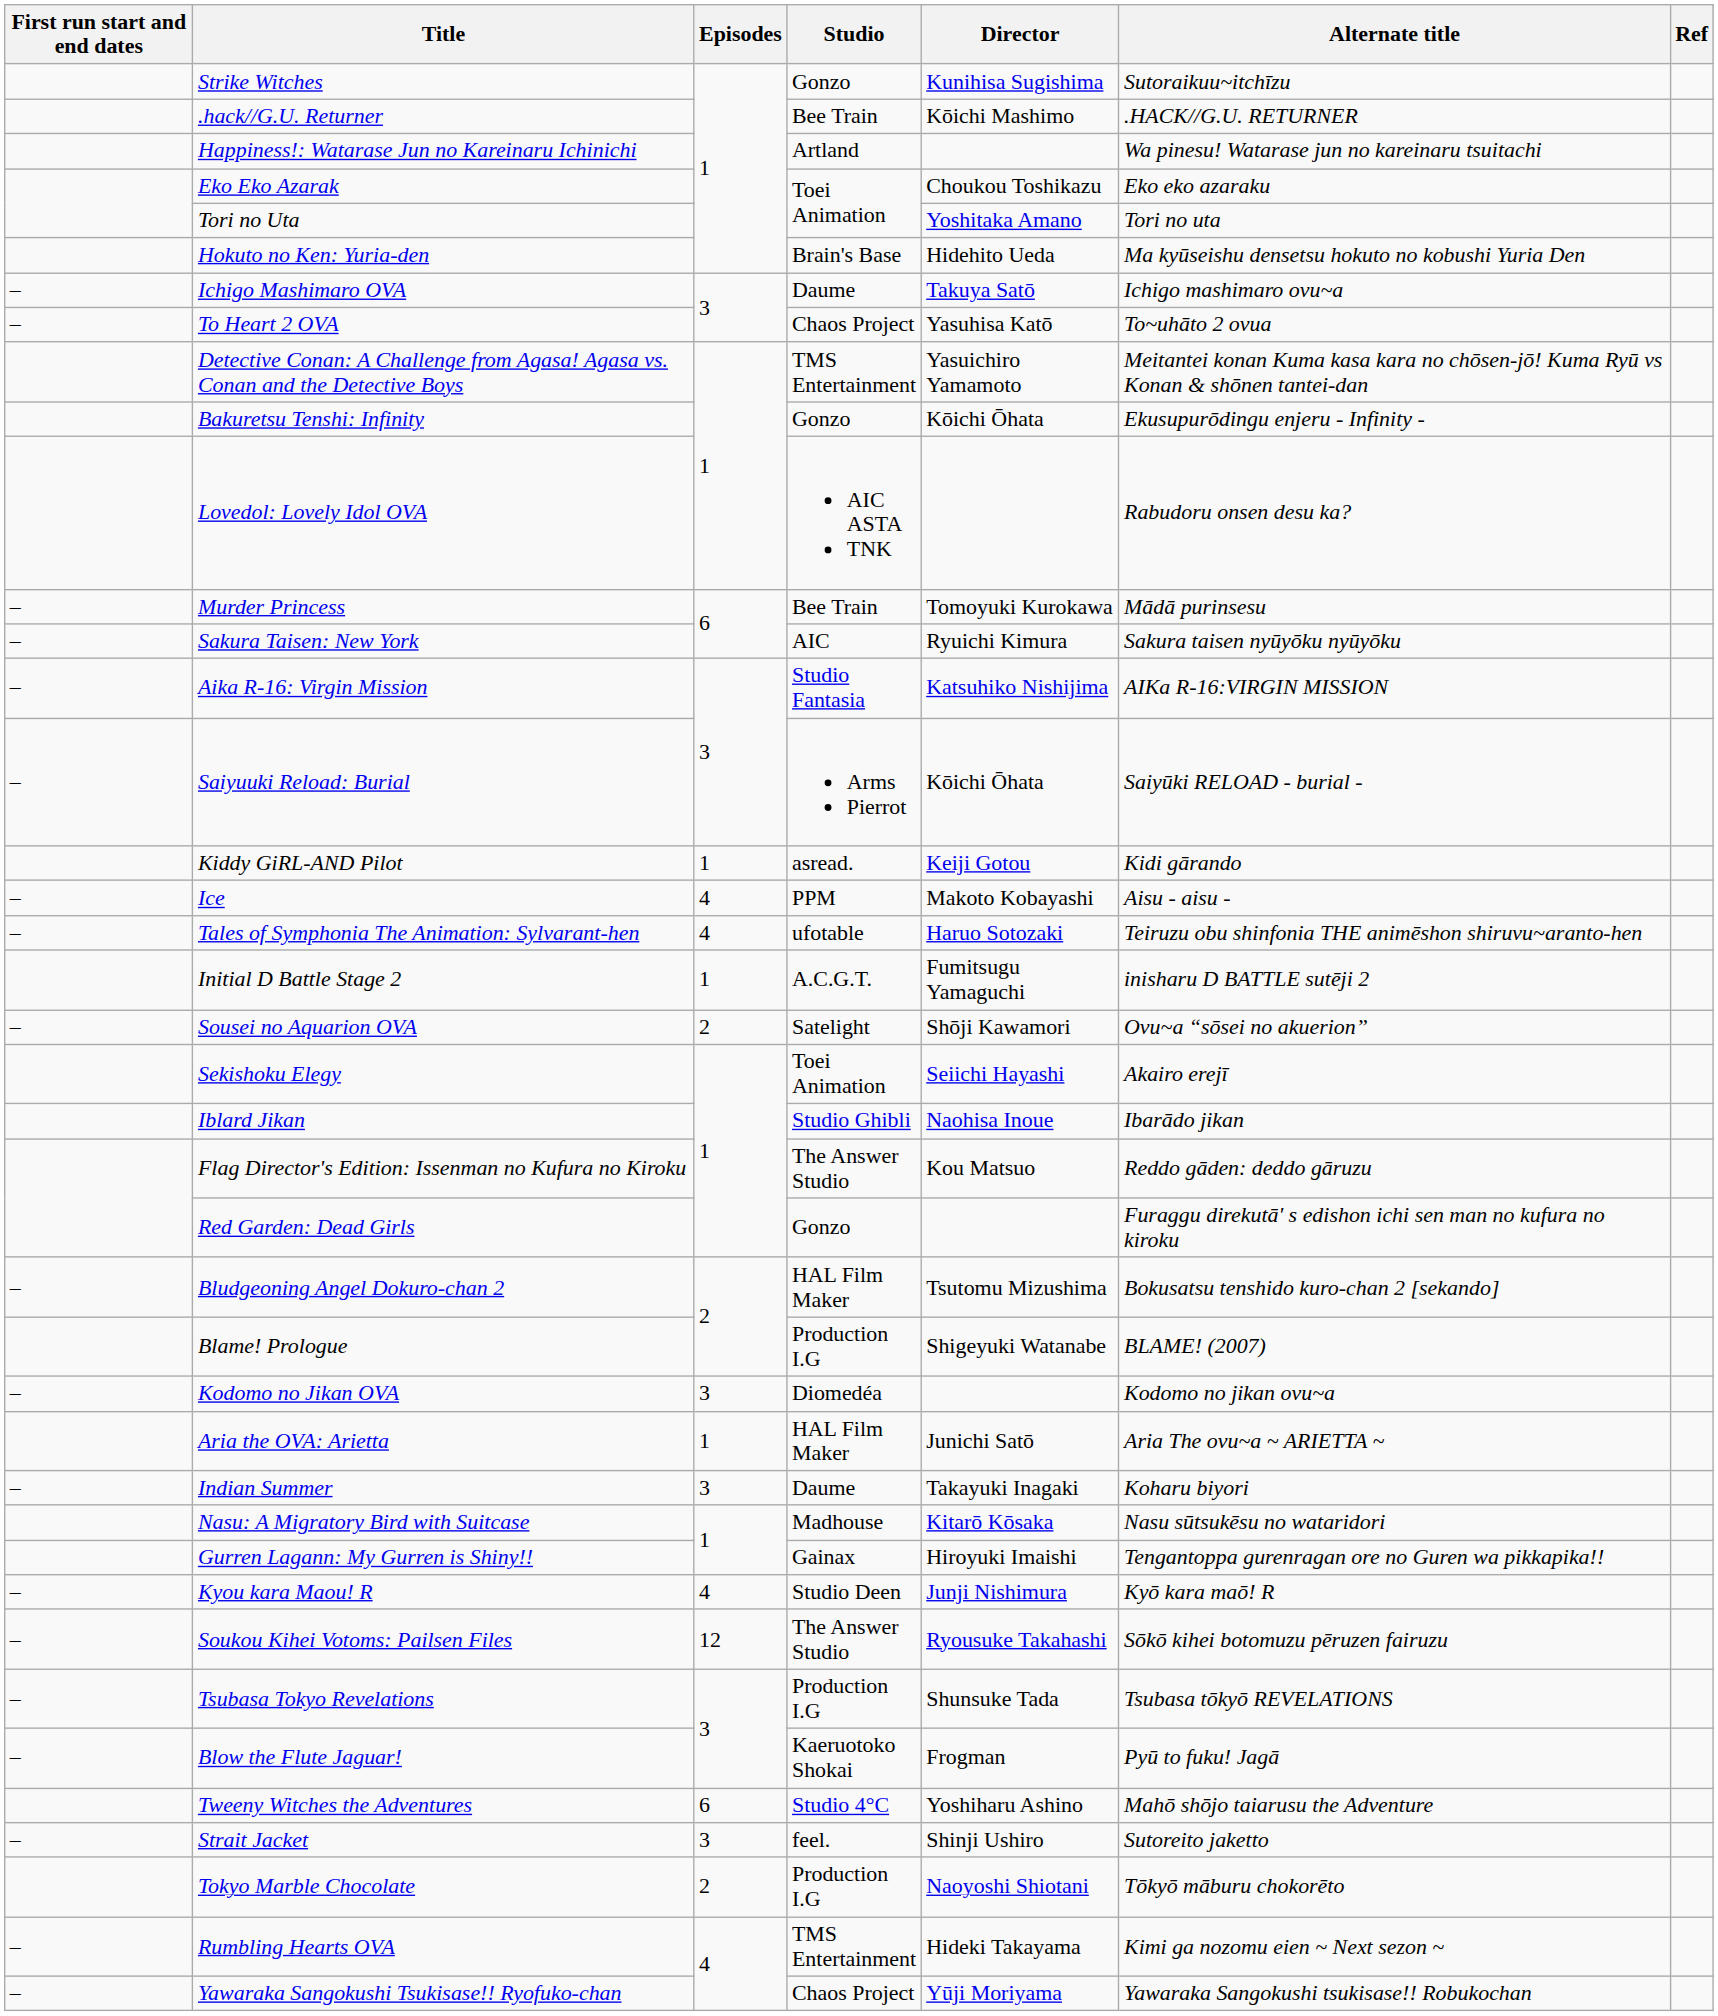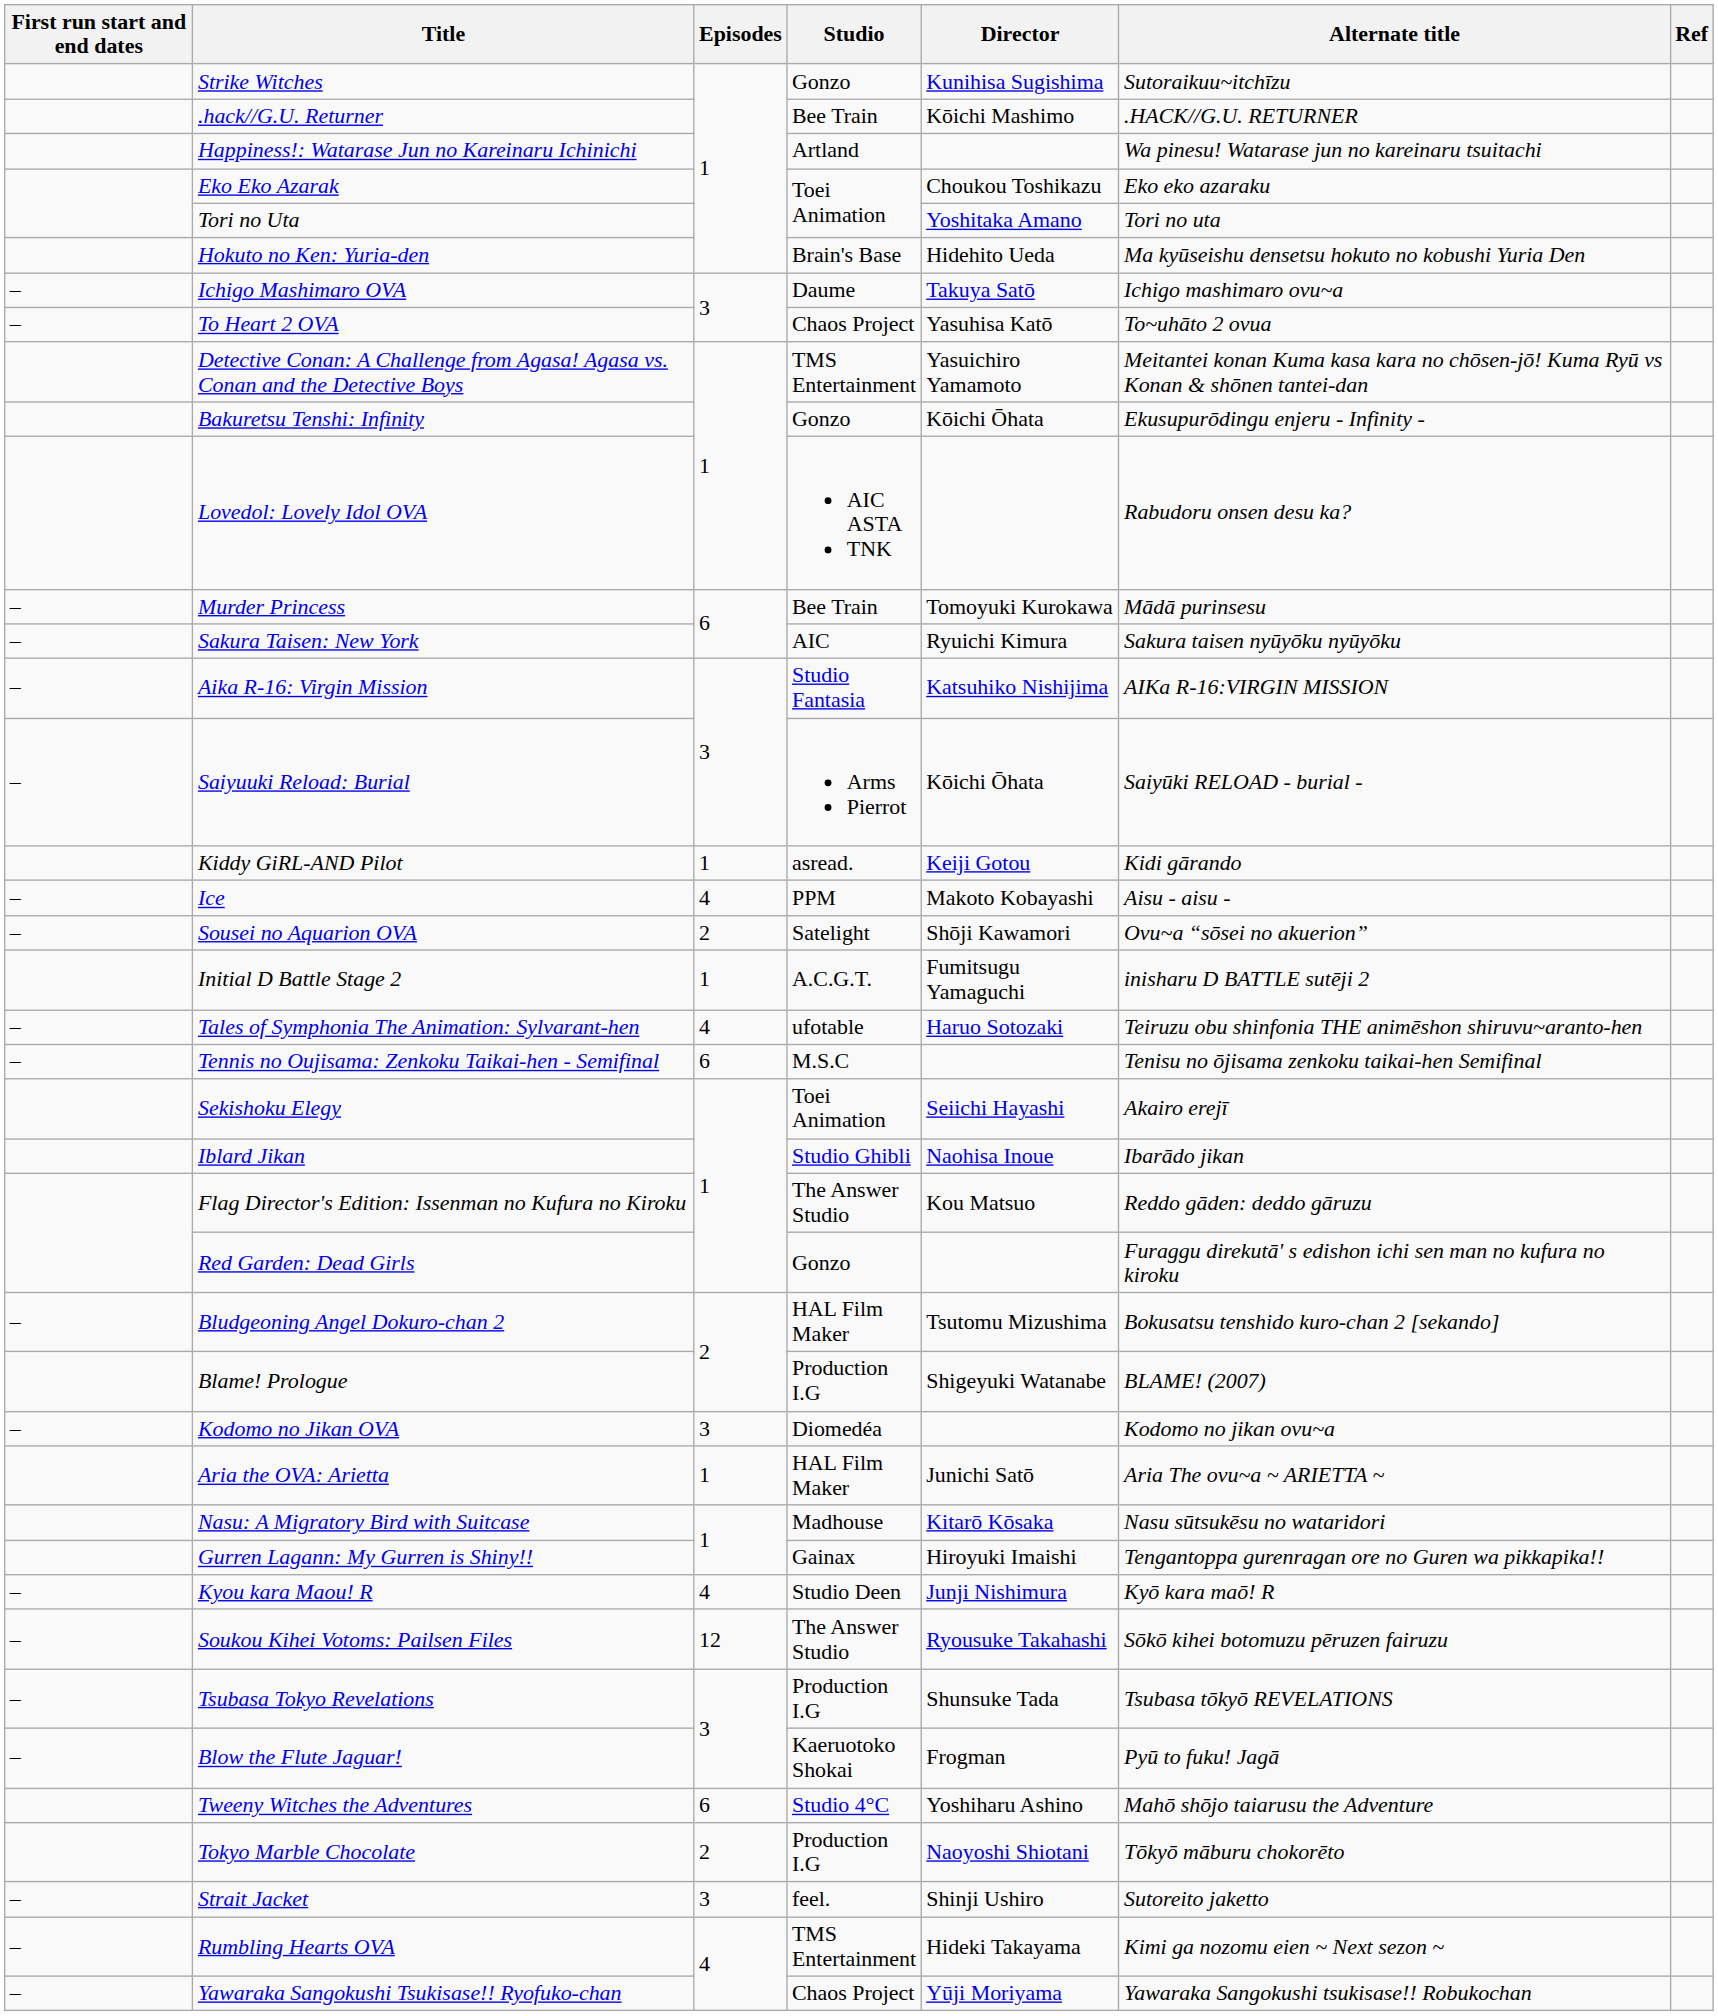rows swapped: (307, 1026) <-> (419, 932)
+ row: (428, 1061)
- row: (265, 1487)
rows swapped: (253, 1839) <-> (307, 1886)
